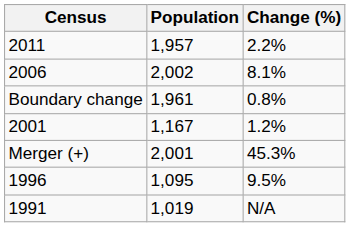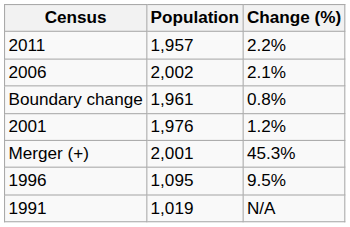(266, 72) 8.1% -> (266, 72) 2.1%
(172, 126) 1,167 -> (172, 126) 1,976
